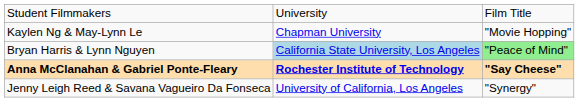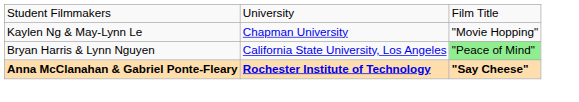(378, 50) lightblue background -> (345, 50) no background
- row: (139, 87)
